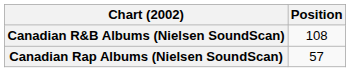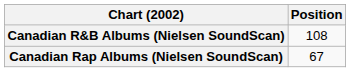(317, 56) 57 -> (317, 56) 67
